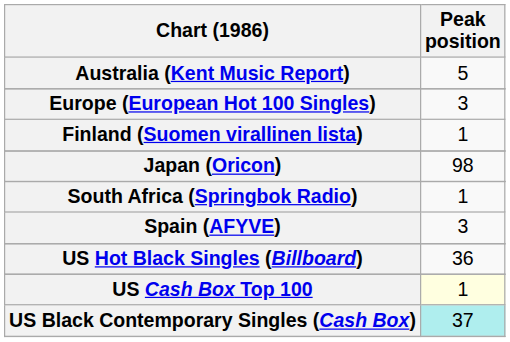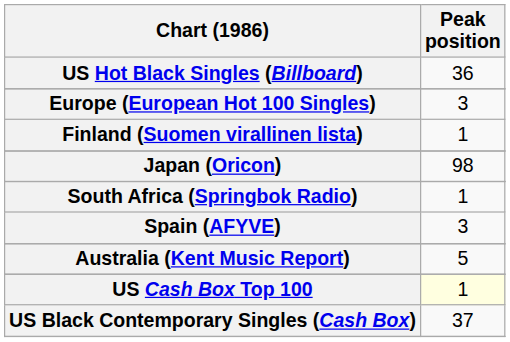rows swapped: (212, 72) <-> (212, 258)
(463, 320) paleturquoise background -> (463, 320) no background
